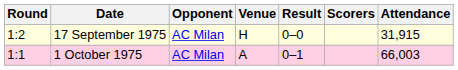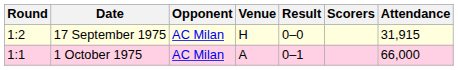(400, 55) 66,003 -> (400, 55) 66,000
